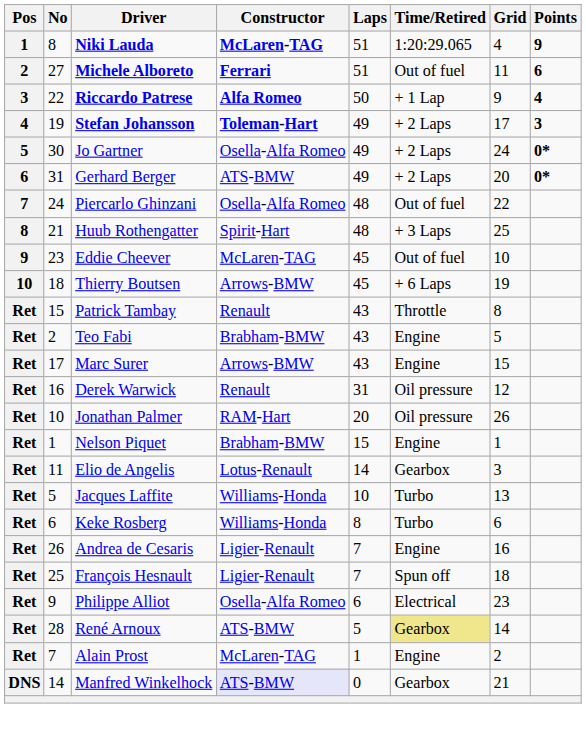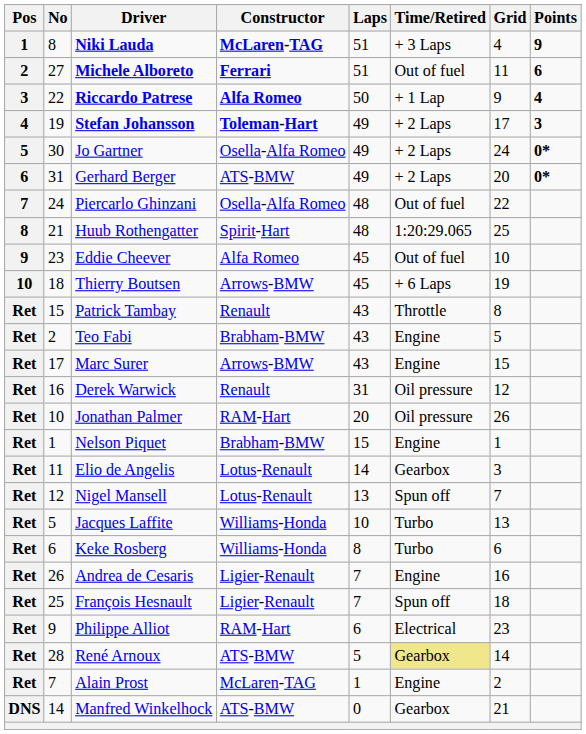(433, 44) 1:20:29.065 -> (423, 44) + 3 Laps
(423, 230) + 3 Laps -> (433, 230) 1:20:29.065
(268, 257) McLaren-TAG -> (259, 257) Alfa Romeo
+ row: (121, 496)
(283, 602) Osella-Alfa Romeo -> (255, 628) RAM-Hart
(257, 682) lavender background -> (257, 708) no background
